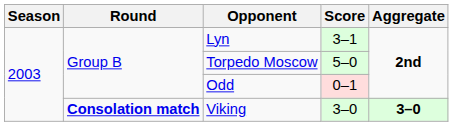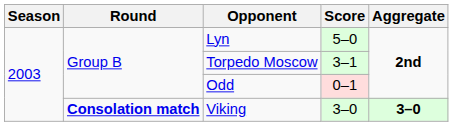(345, 39) 3–1 -> (345, 39) 5–0
(345, 62) 5–0 -> (345, 62) 3–1
